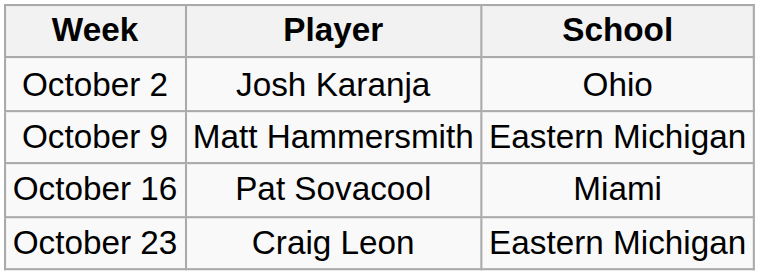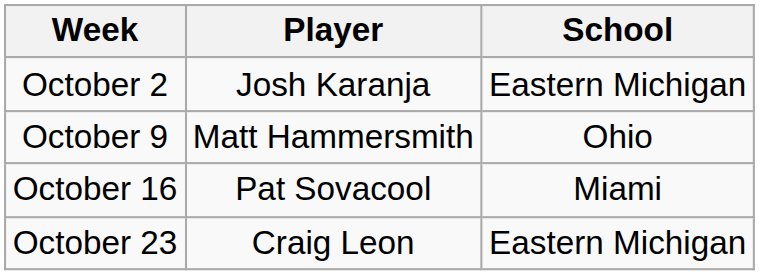(618, 83) Ohio -> (618, 83) Eastern Michigan
(618, 136) Eastern Michigan -> (618, 136) Ohio
